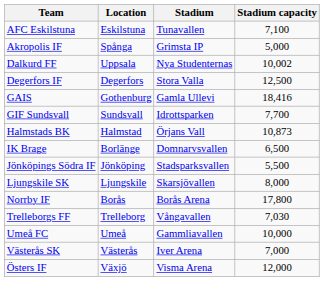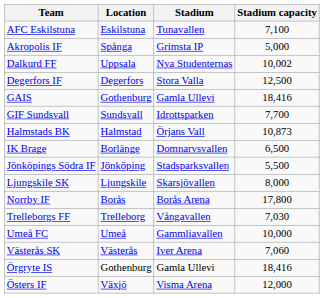(277, 251) 7,000 -> (277, 251) 7,060
+ row: (29, 268)
